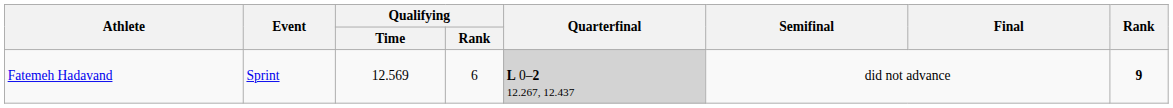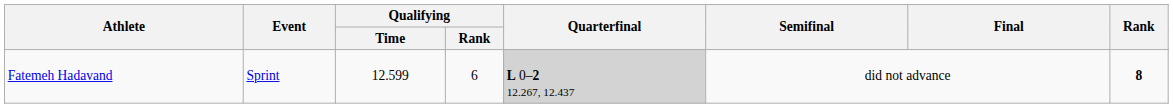(390, 76) 12.569 -> (390, 76) 12.599
(1139, 76) 9 -> (1139, 76) 8
